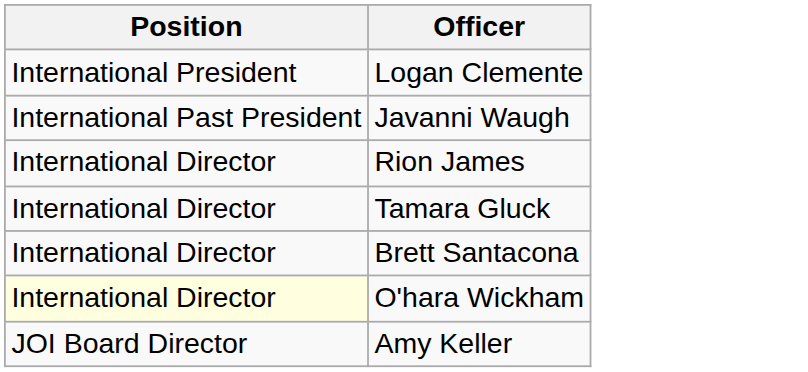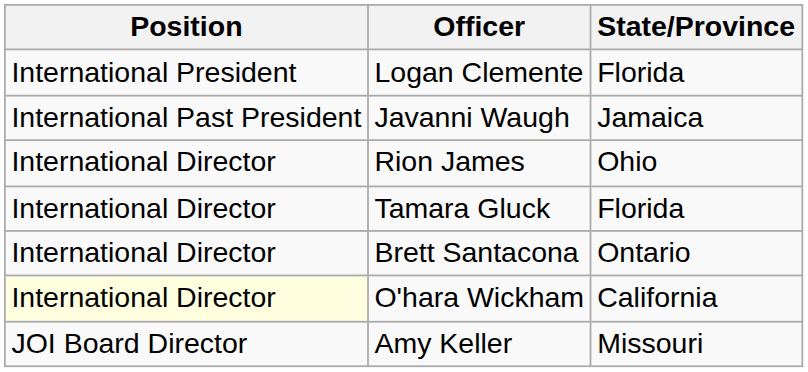+ column: (696, 27)
